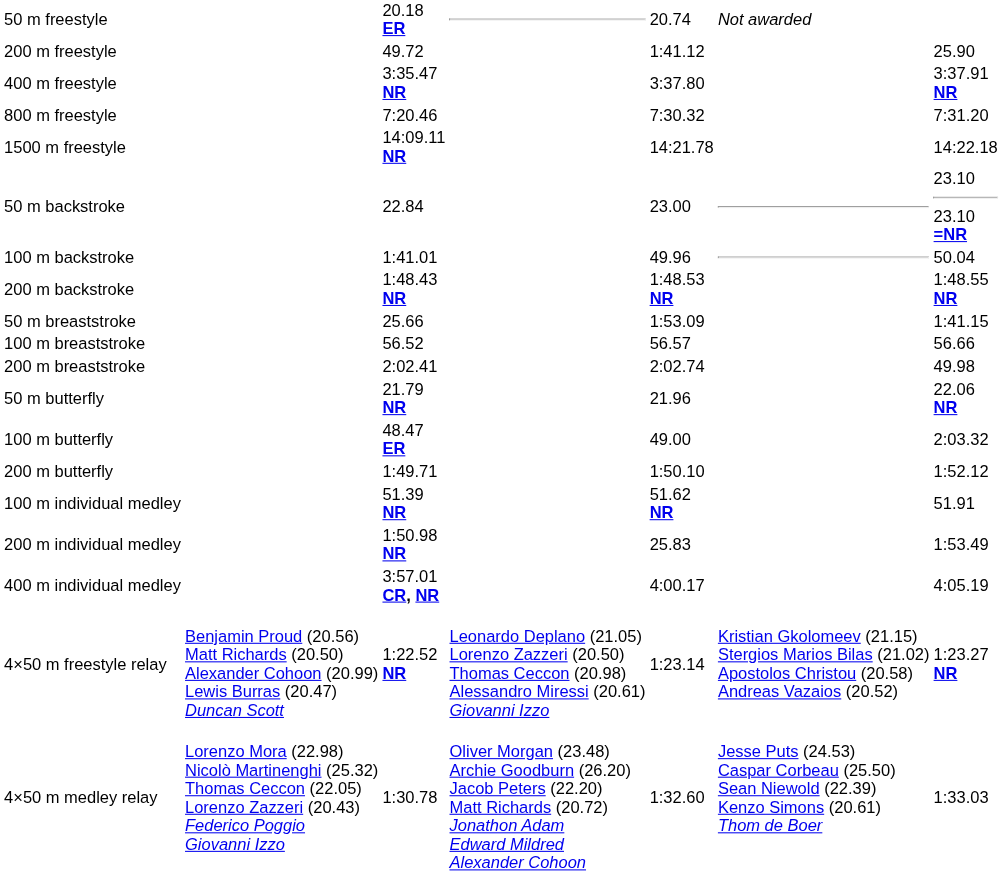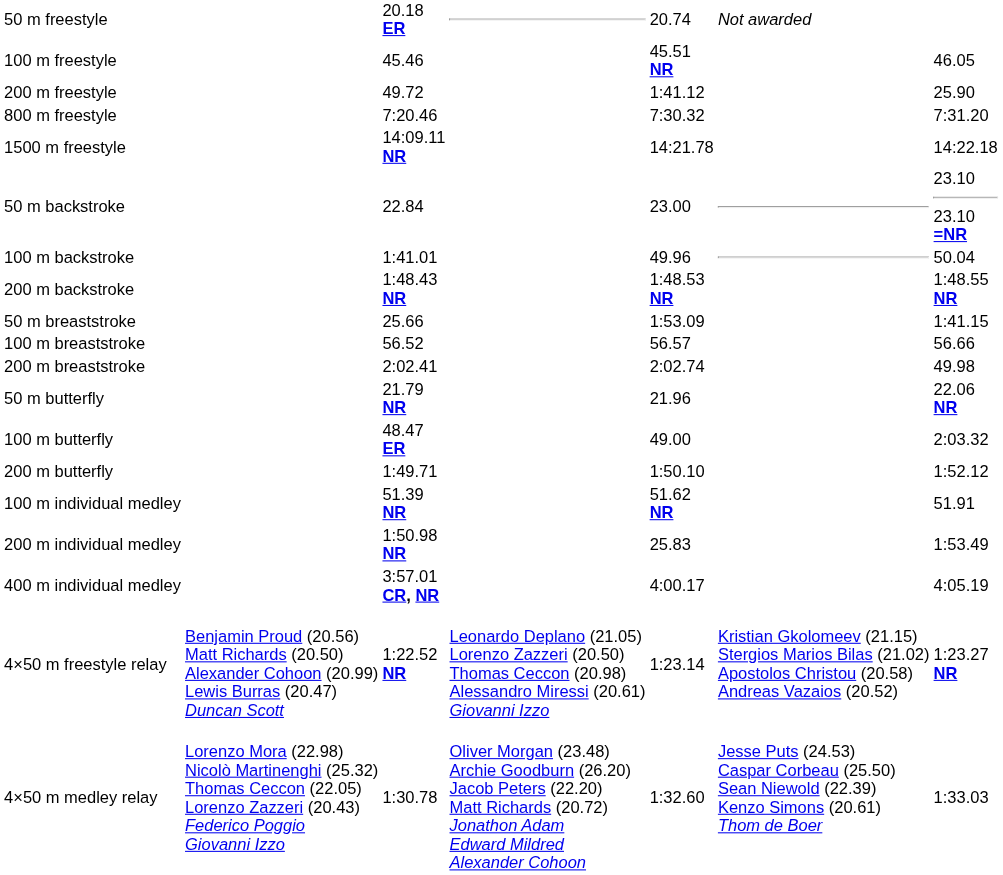+ row: (60, 60)
- row: (60, 83)
